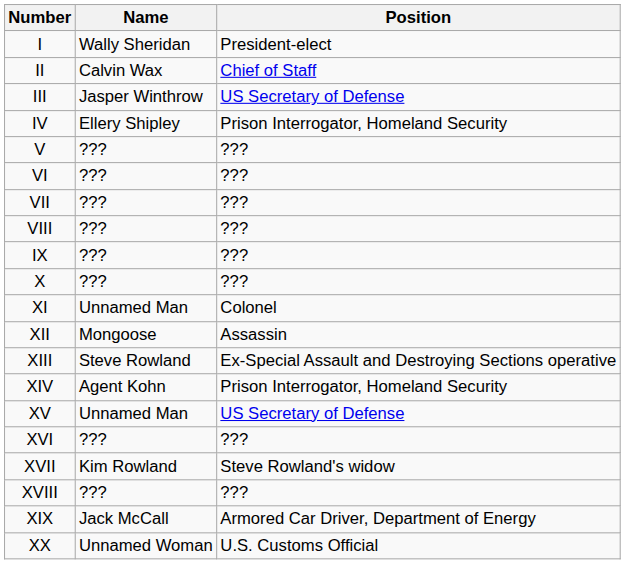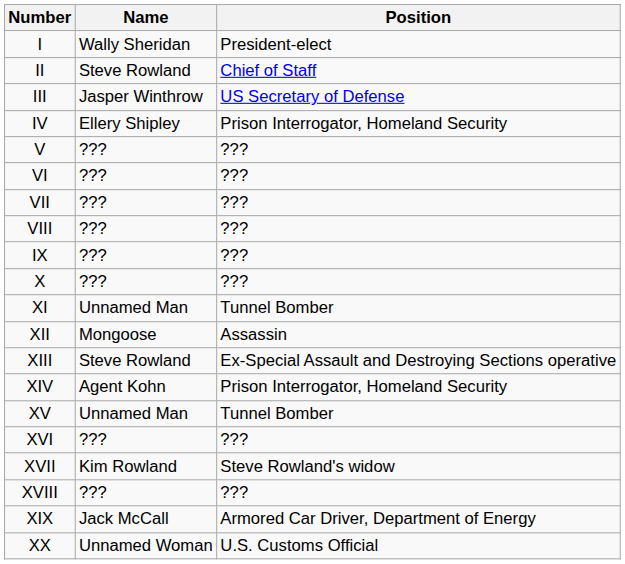(121, 70) Calvin Wax -> (135, 70) Steve Rowland
(249, 307) Colonel -> (277, 307) Tunnel Bomber
(312, 413) US Secretary of Defense -> (277, 413) Tunnel Bomber
